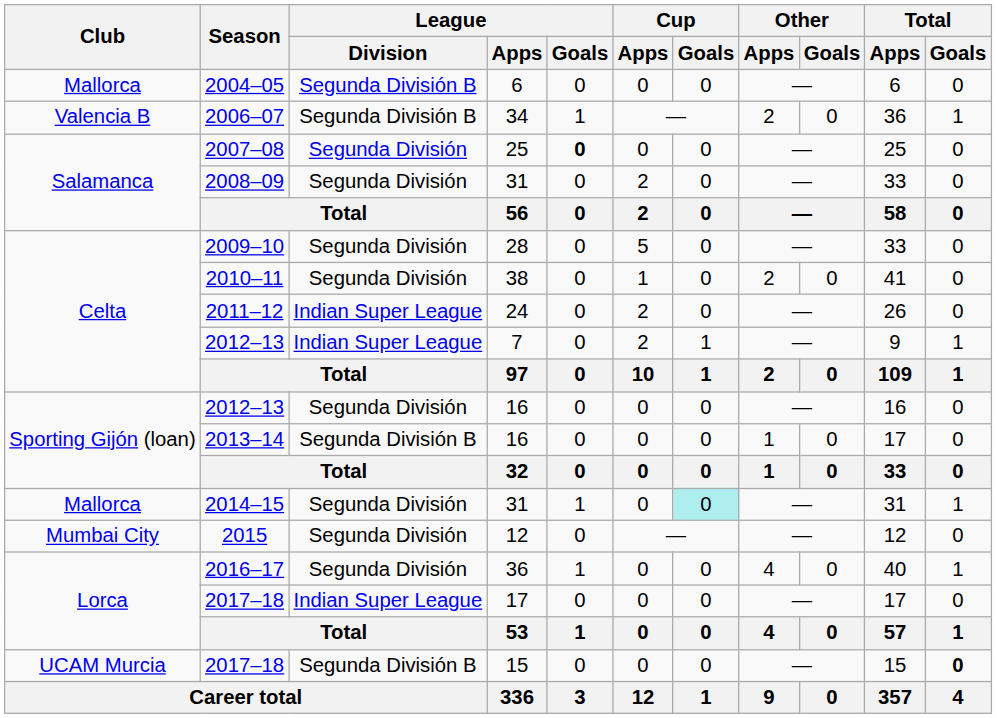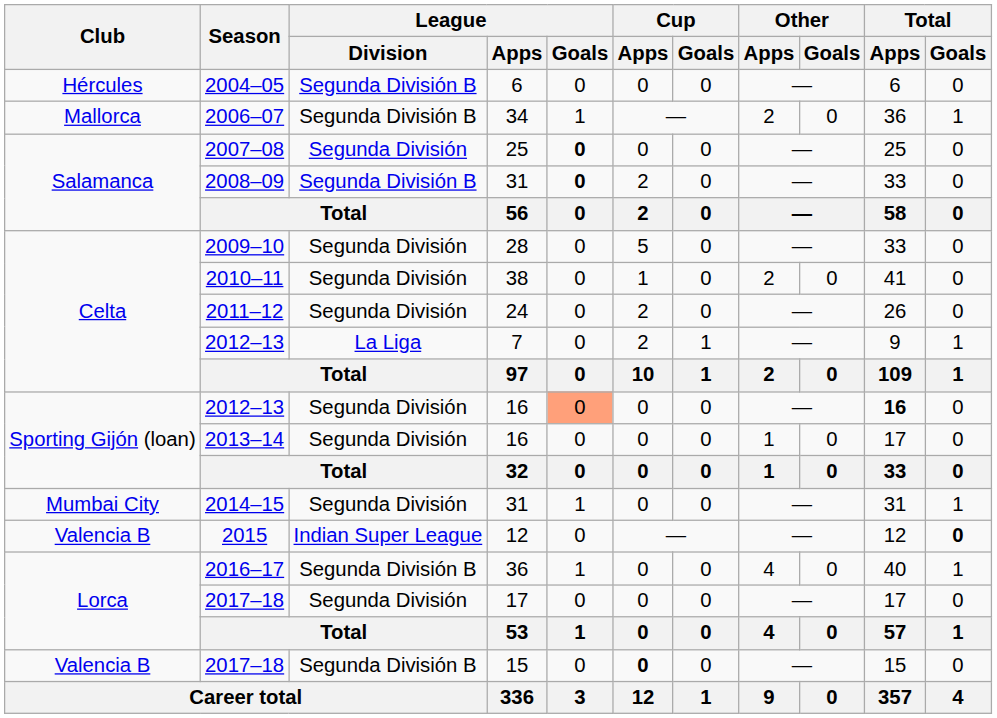(103, 85) Mallorca -> (102, 85) Hércules
(103, 117) Valencia B -> (103, 117) Mallorca
(388, 181) Segunda División -> (388, 181) Segunda División B
(580, 181) normal -> (580, 181) bold
(388, 310) Indian Super League -> (388, 310) Segunda División
(388, 342) Indian Super League -> (388, 342) La Liga
(580, 407) no background -> (580, 407) lightsalmon background
(895, 407) normal -> (895, 407) bold
(388, 439) Segunda División B -> (388, 439) Segunda División
(103, 504) Mallorca -> (103, 504) Mumbai City
(706, 504) paleturquoise background -> (706, 504) no background
(103, 536) Mumbai City -> (103, 536) Valencia B
(388, 536) Segunda División -> (388, 536) Indian Super League
(958, 536) normal -> (958, 536) bold
(388, 568) Segunda División -> (388, 568) Segunda División B
(388, 600) Indian Super League -> (388, 600) Segunda División
(103, 665) UCAM Murcia -> (103, 665) Valencia B
(643, 665) normal -> (643, 665) bold
(958, 665) bold -> (958, 665) normal
